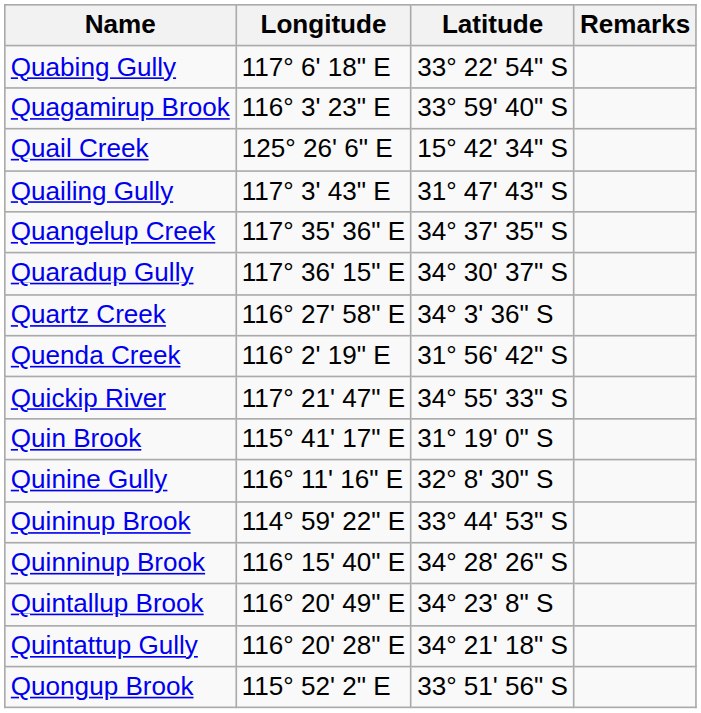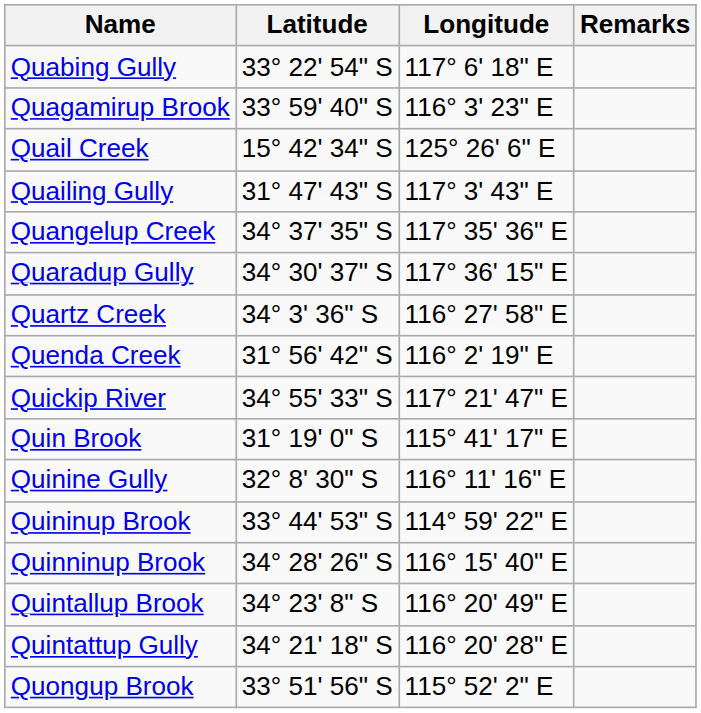columns swapped: (493, 25) <-> (323, 25)
